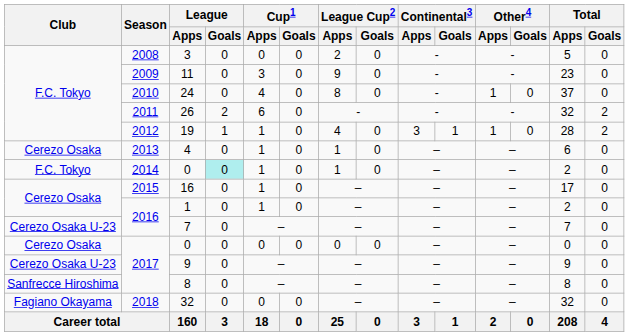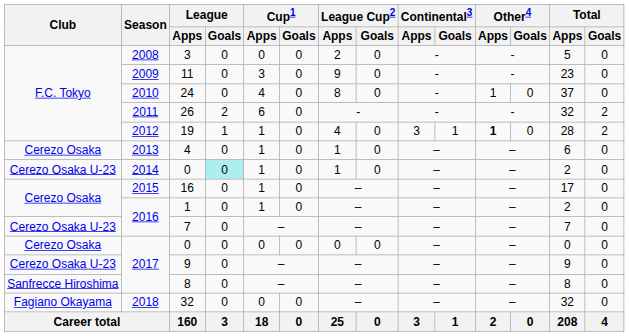(493, 131) normal -> (493, 131) bold
(63, 169) F.C. Tokyo -> (63, 169) Cerezo Osaka U-23
